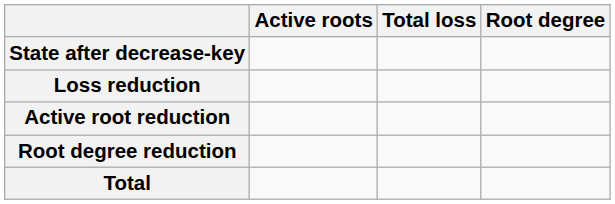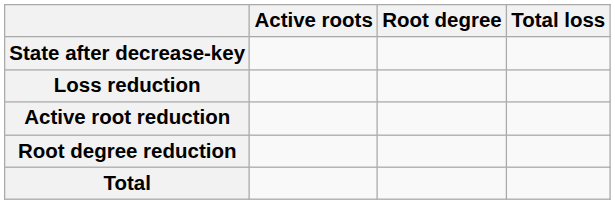columns swapped: (429, 20) <-> (546, 20)
